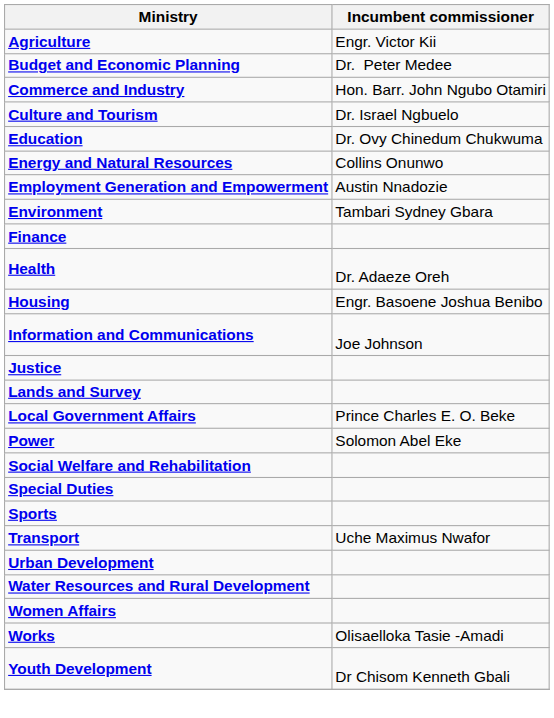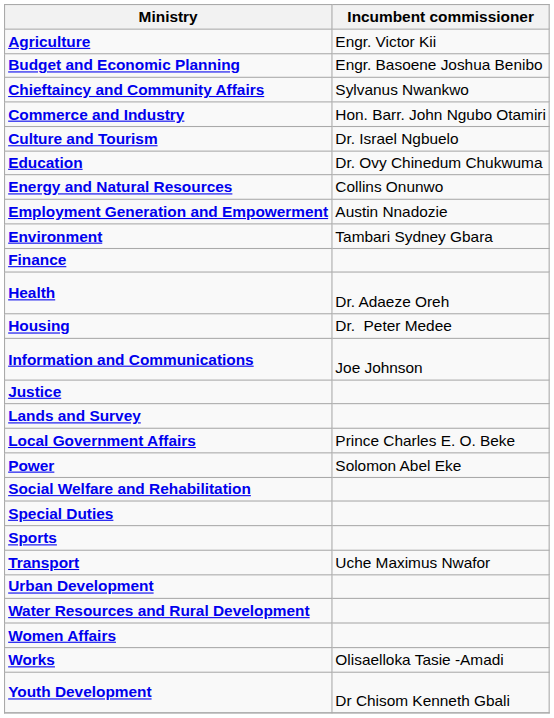(398, 66) Dr. Peter Medee -> (439, 66) Engr. Basoene Joshua Benibo
+ row: (136, 90)
(439, 302) Engr. Basoene Joshua Benibo -> (398, 326) Dr. Peter Medee
